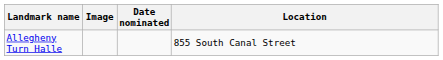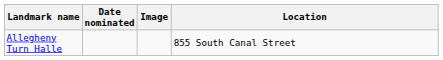columns swapped: (100, 17) <-> (144, 17)
